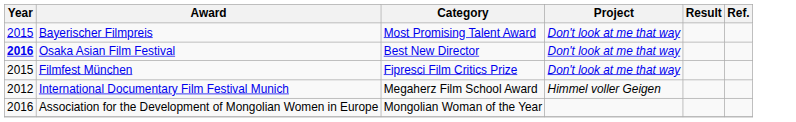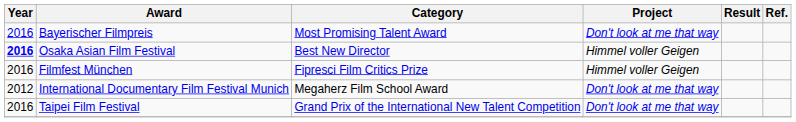(20, 32) 2015 -> (20, 32) 2016
(614, 51) Don't look at me that way -> (643, 51) Himmel voller Geigen
(20, 70) 2015 -> (20, 70) 2016
(614, 70) Don't look at me that way -> (643, 70) Himmel voller Geigen
(604, 88) Himmel voller Geigen -> (652, 88) Don't look at me that way
+ row: (89, 107)
- row: (209, 107)
